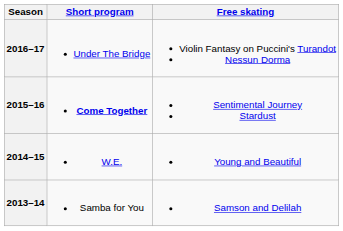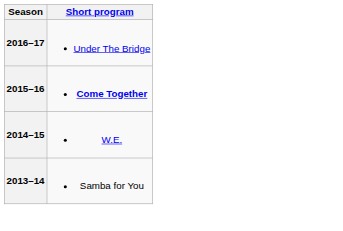- column: (245, 12)
